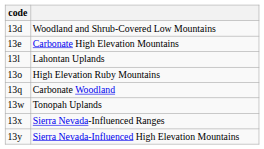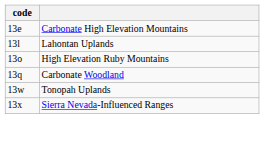- row: (124, 28)
- row: (136, 136)
